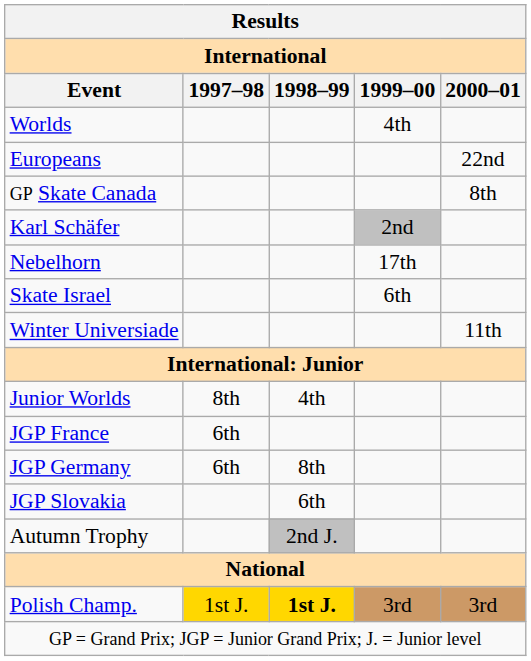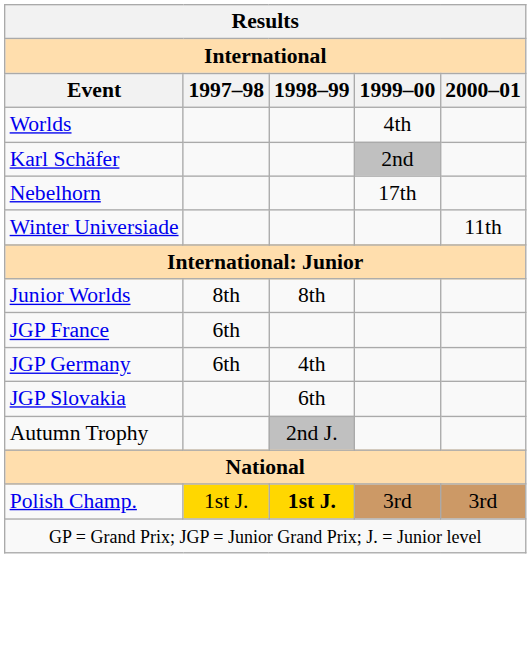- row: (55, 158)
- row: (83, 192)
- row: (60, 295)
(312, 398) 4th -> (312, 295) 8th
(312, 466) 8th -> (312, 364) 4th
